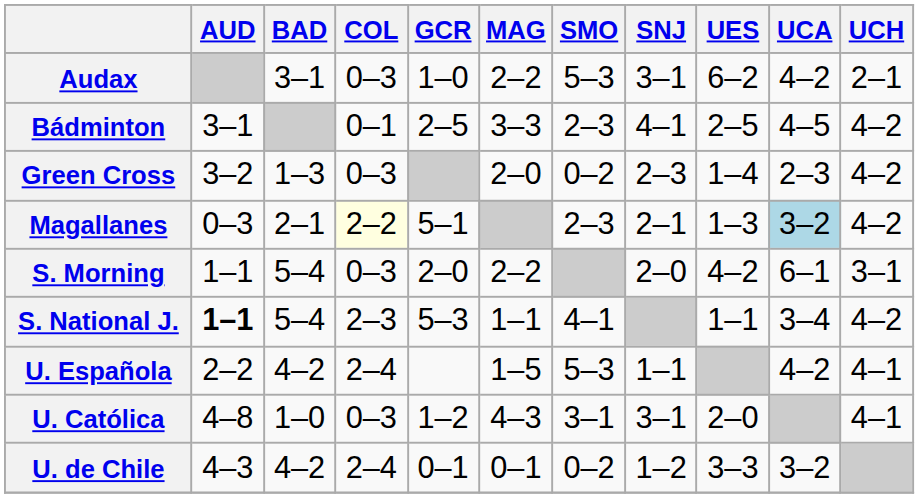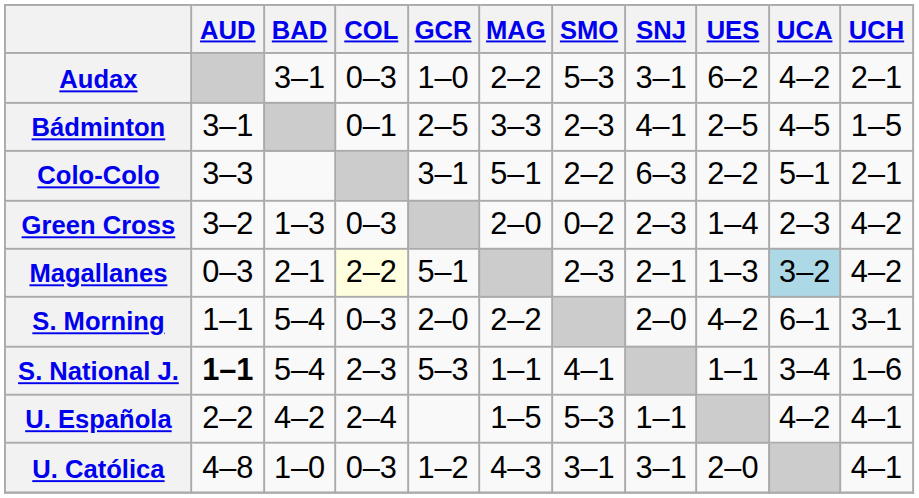(876, 126) 4–2 -> (876, 126) 1–5
+ row: (98, 176)
(876, 321) 4–2 -> (876, 369) 1–6
- row: (98, 469)
